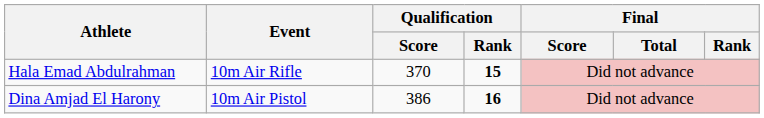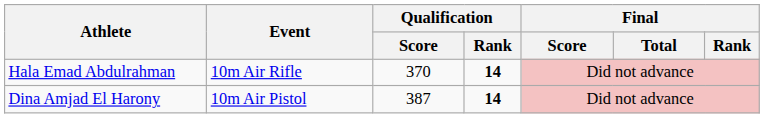(493, 72) 15 -> (493, 72) 14
(418, 99) 386 -> (418, 99) 387
(493, 99) 16 -> (493, 99) 14
